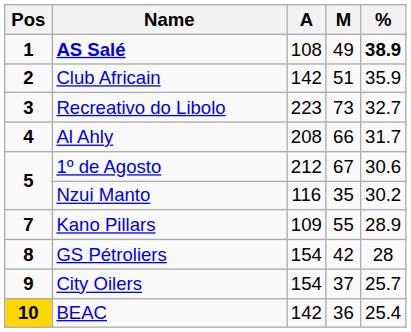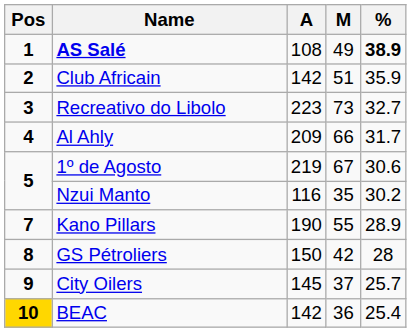(306, 137) 208 -> (306, 137) 209
(306, 166) 212 -> (306, 166) 219
(306, 225) 109 -> (306, 225) 190
(306, 254) 154 -> (306, 254) 150
(306, 284) 154 -> (306, 284) 145
